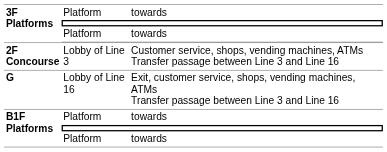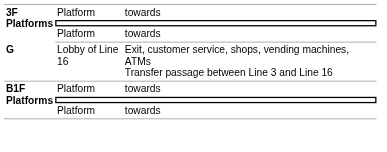- row: (33, 56)
